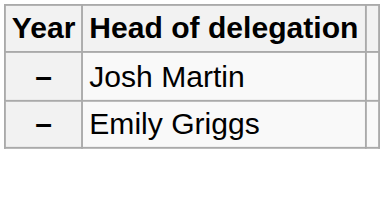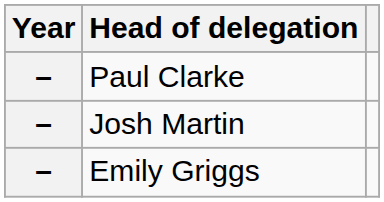+ row: (167, 76)
